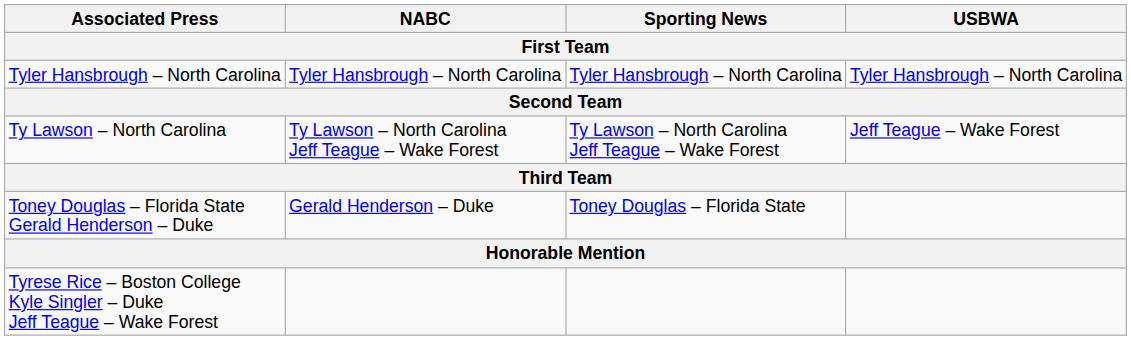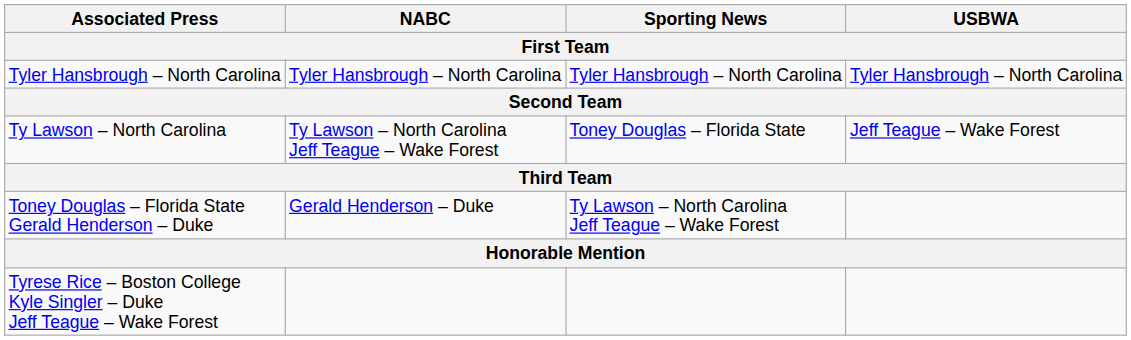(678, 140) Ty Lawson – North Carolina Jeff Teague – Wake Forest -> (688, 130) Toney Douglas – Florida State
(688, 206) Toney Douglas – Florida State -> (678, 216) Ty Lawson – North Carolina Jeff Teague – Wake Forest
